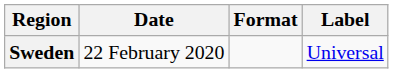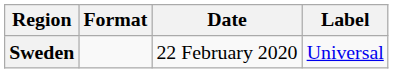columns swapped: (154, 20) <-> (266, 20)
